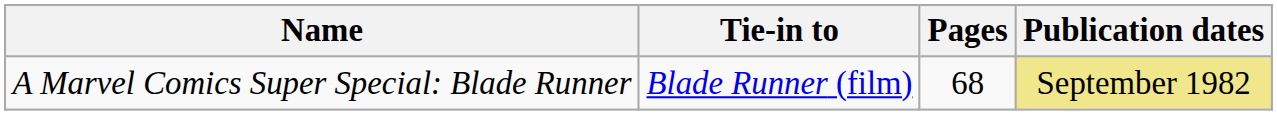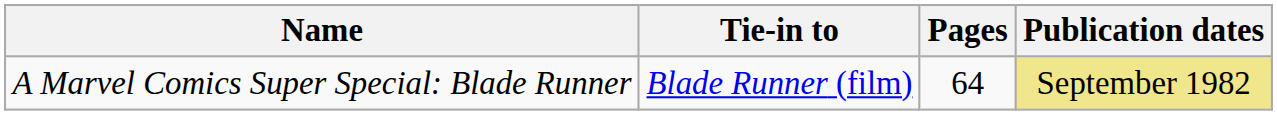(968, 82) 68 -> (968, 82) 64
